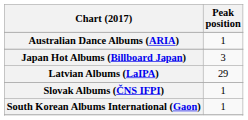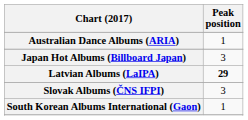(223, 73) normal -> (223, 73) bold
(223, 90) 1 -> (223, 90) 3
